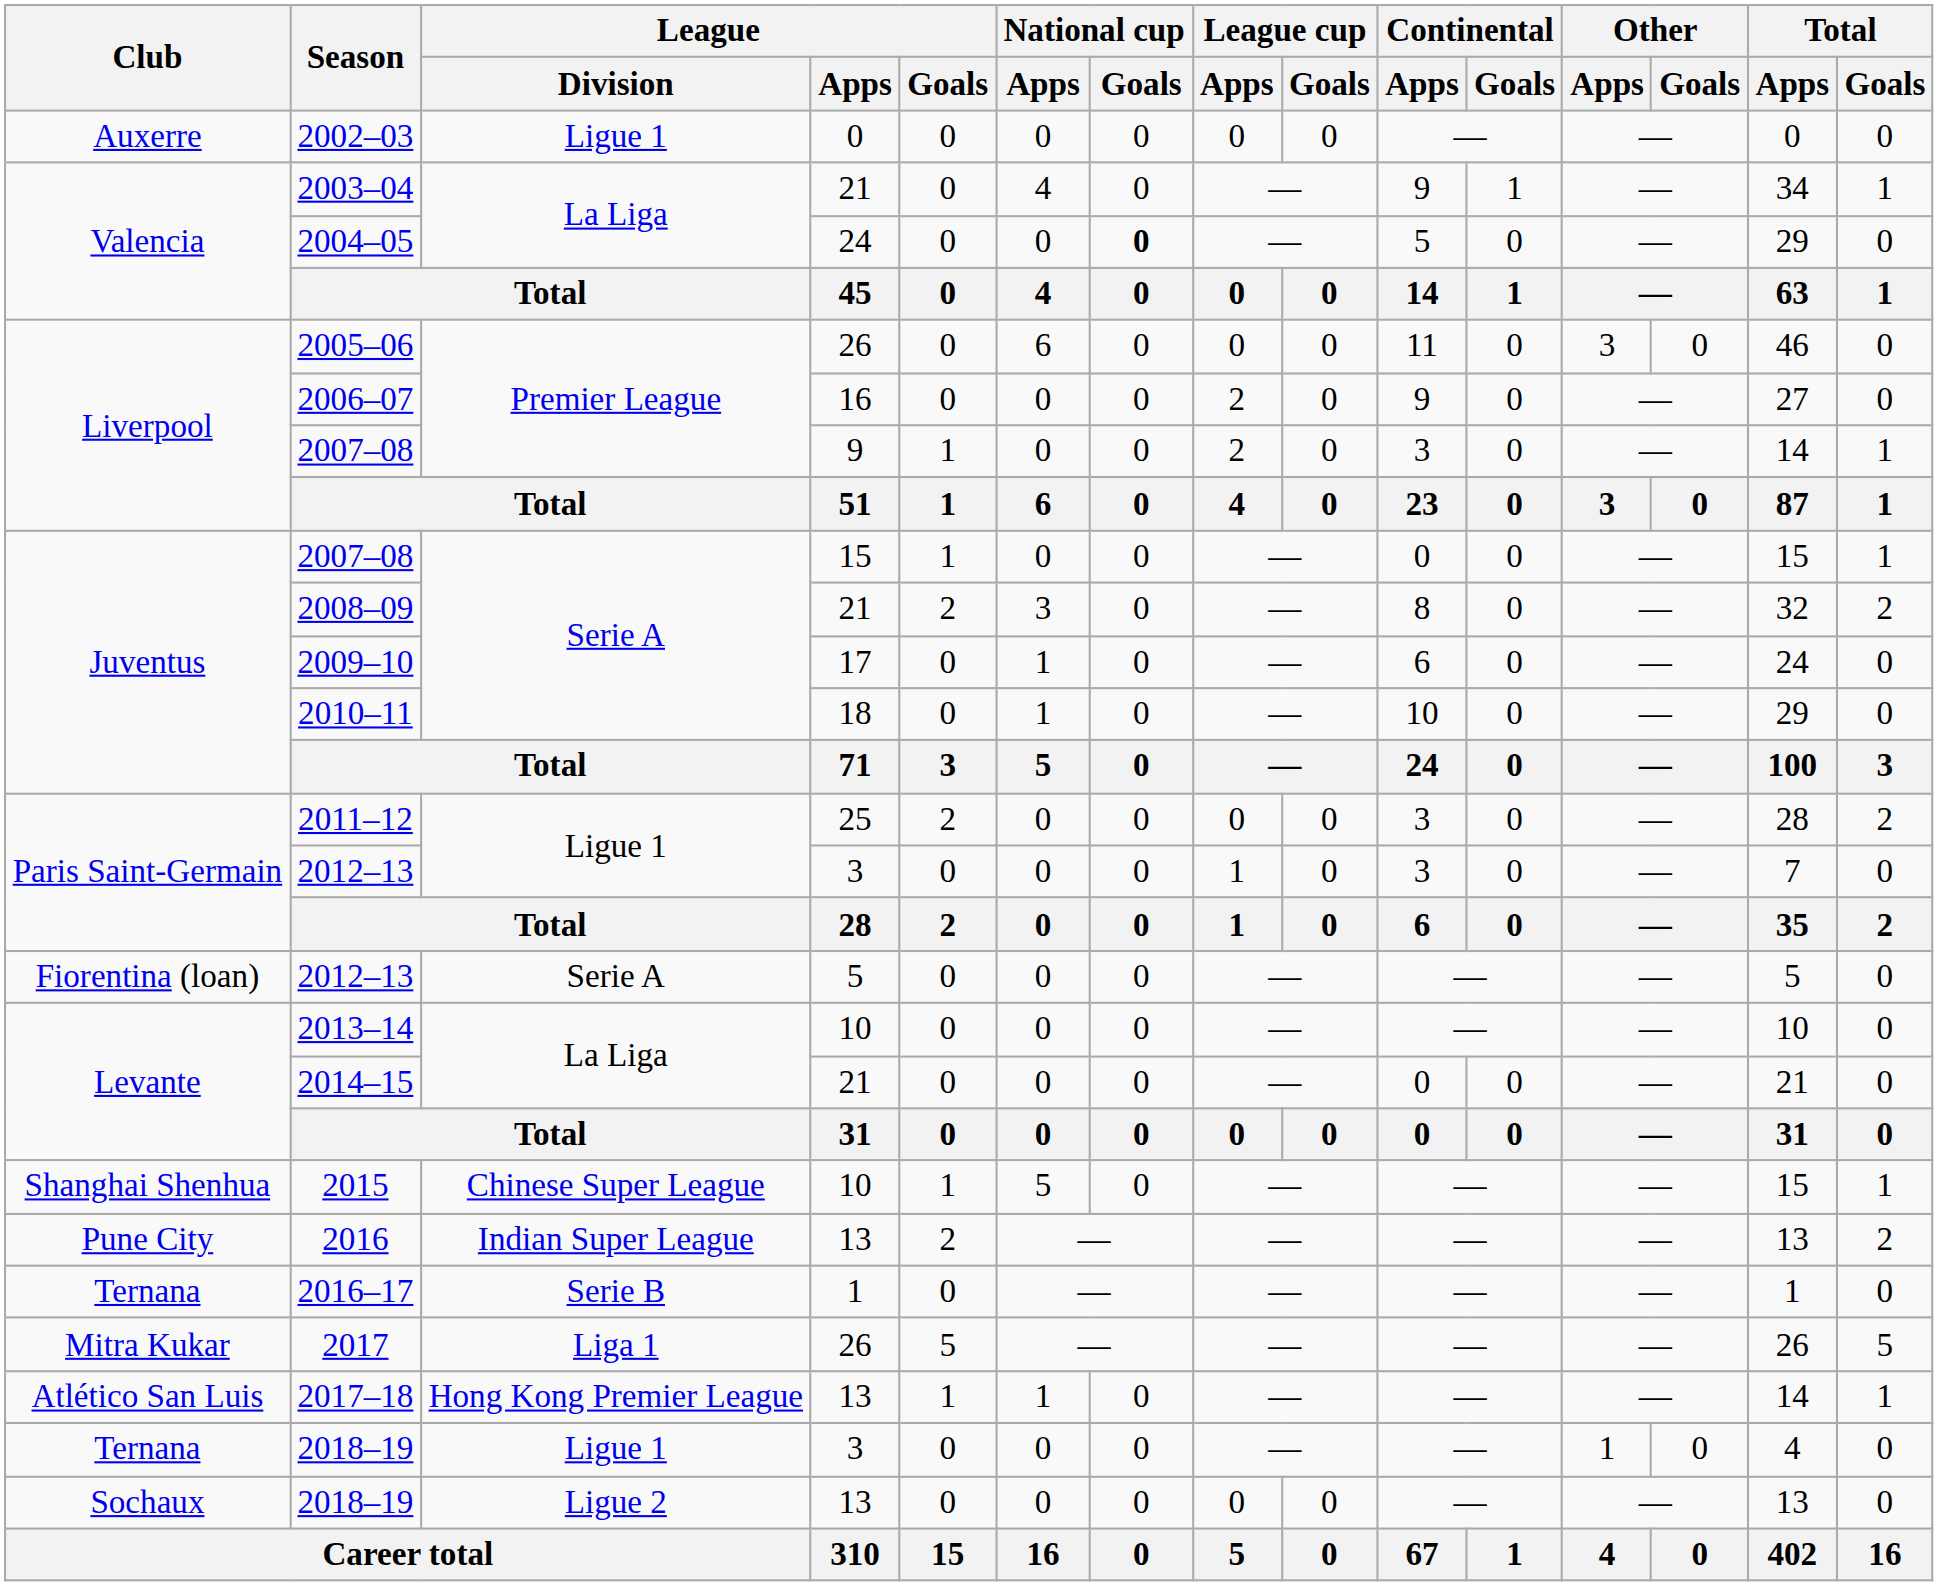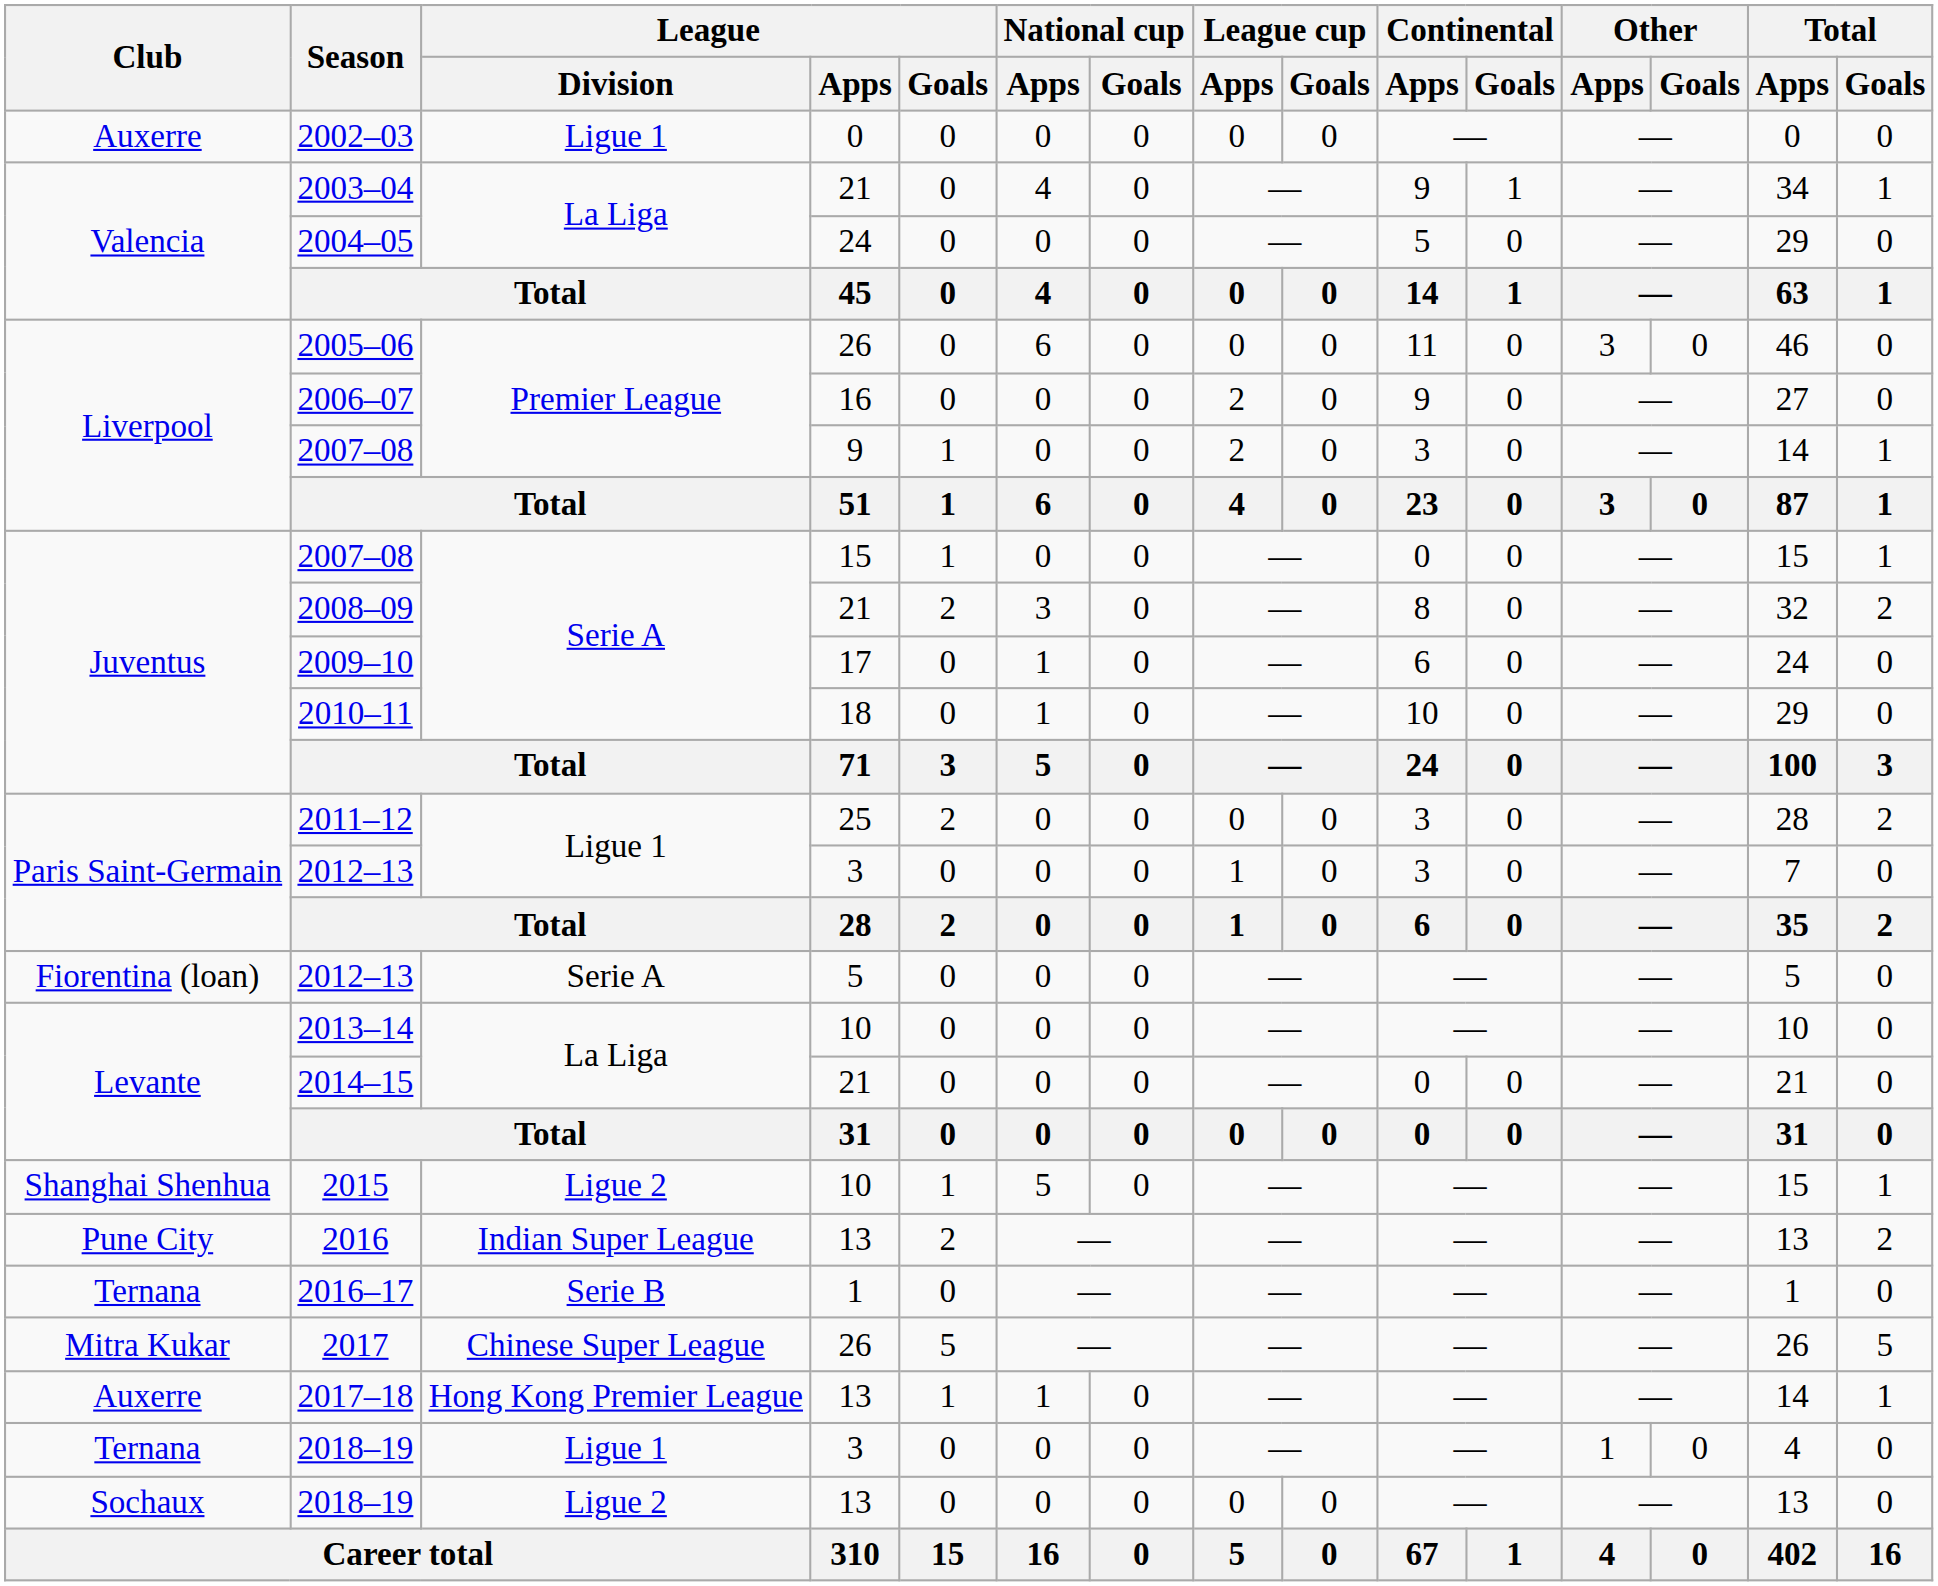(1141, 240) bold -> (1141, 240) normal
(616, 1186) Chinese Super League -> (616, 1186) Ligue 2
(616, 1343) Liga 1 -> (616, 1343) Chinese Super League
(147, 1396) Atlético San Luis -> (147, 1396) Auxerre
